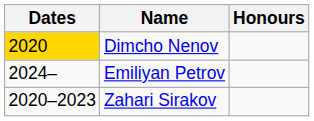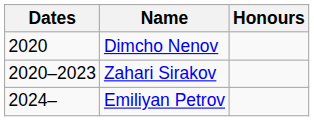(28, 45) gold background -> (28, 45) no background
rows swapped: (160, 101) <-> (164, 73)
